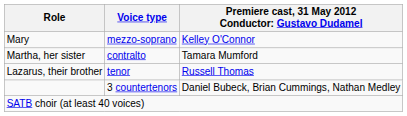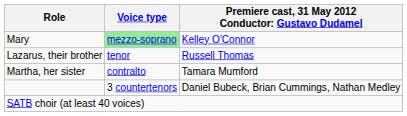(142, 39) no background -> (142, 39) lightgreen background
rows swapped: (46, 55) <-> (55, 71)
